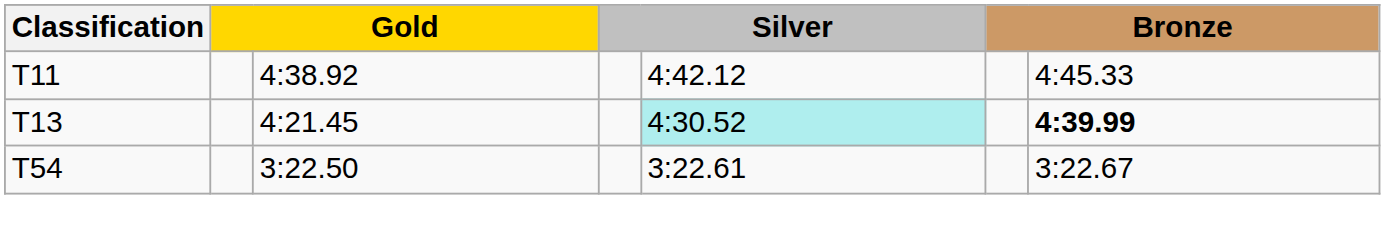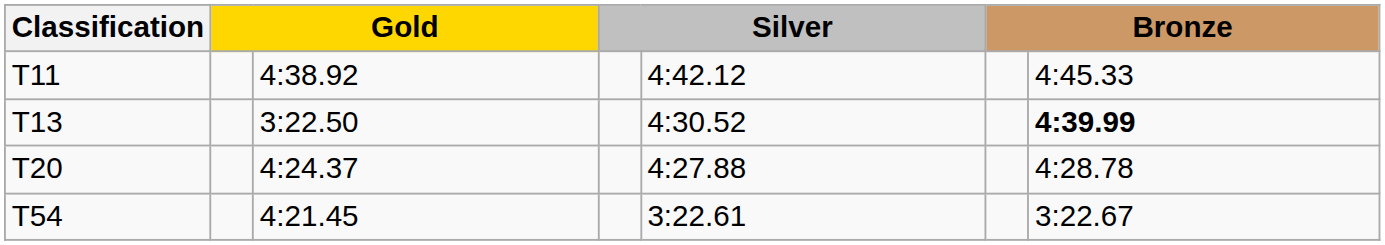(309, 121) 4:21.45 -> (309, 121) 3:22.50
(697, 121) paleturquoise background -> (697, 121) no background
+ row: (37, 168)
(309, 168) 3:22.50 -> (309, 215) 4:21.45
